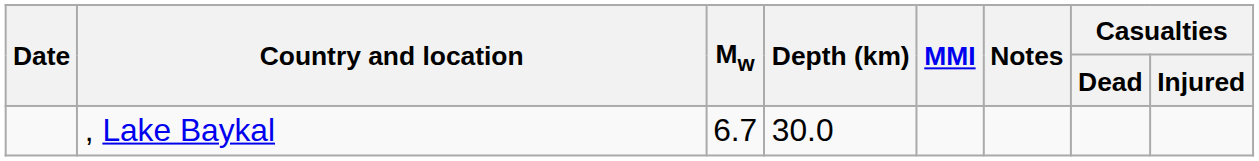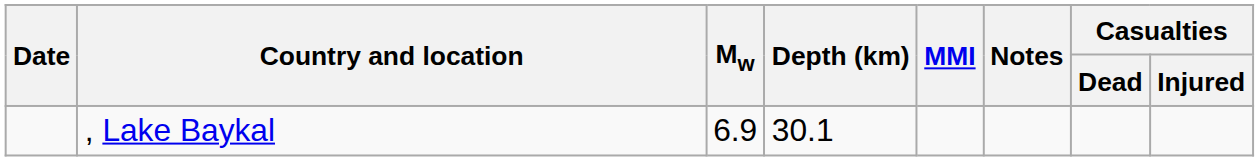(735, 130) 6.7 -> (735, 130) 6.9
(803, 130) 30.0 -> (803, 130) 30.1
